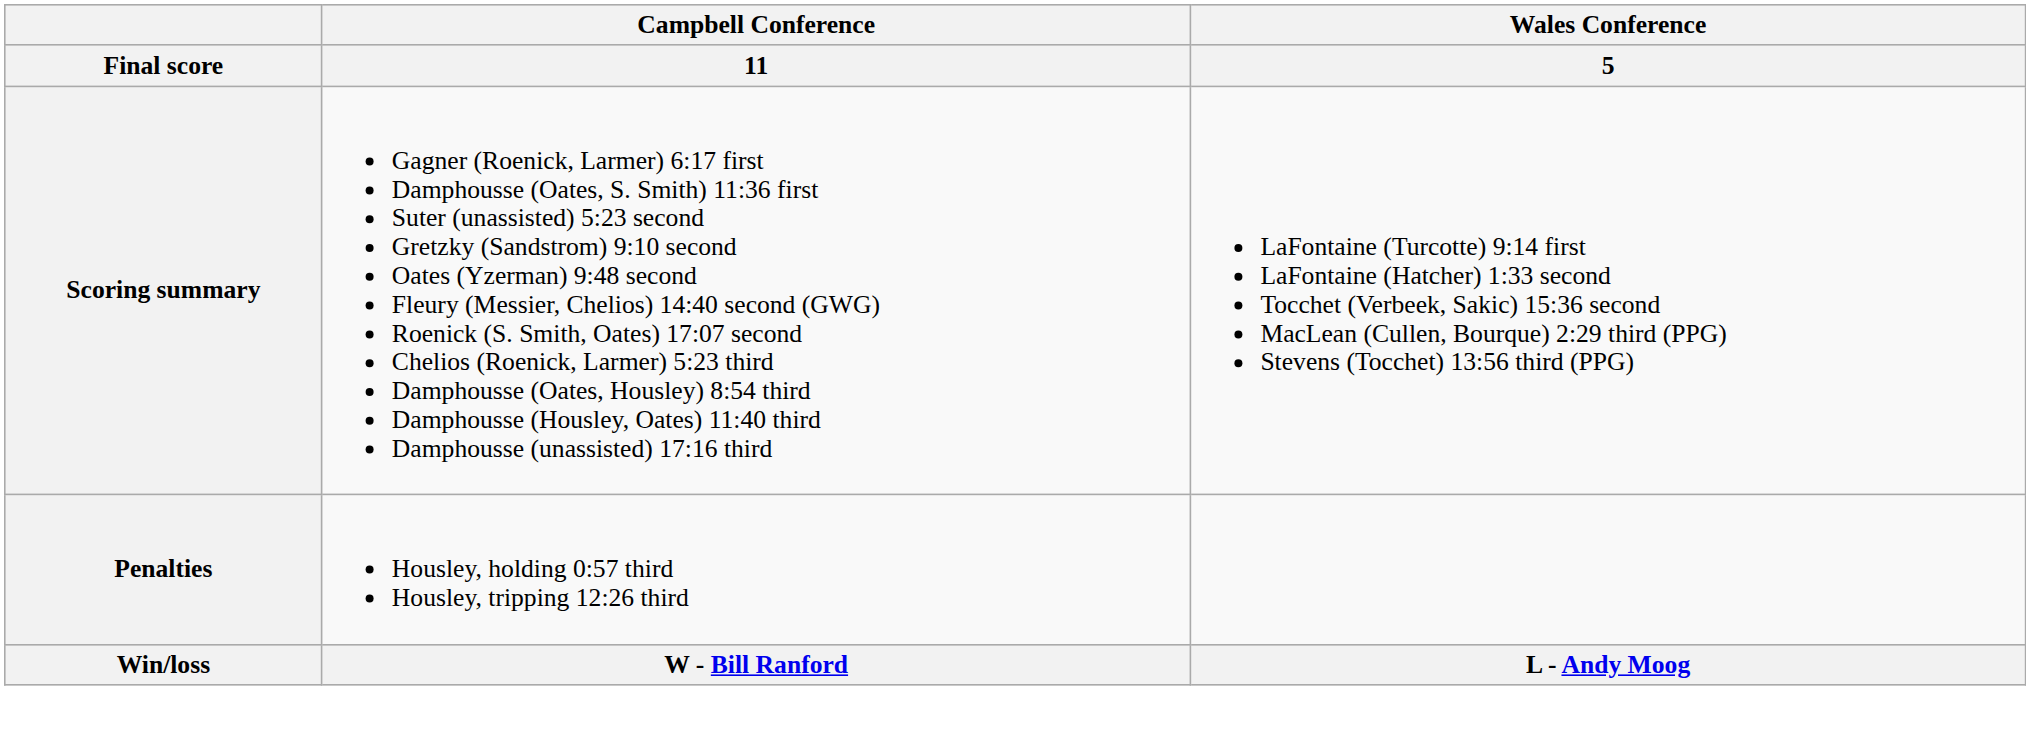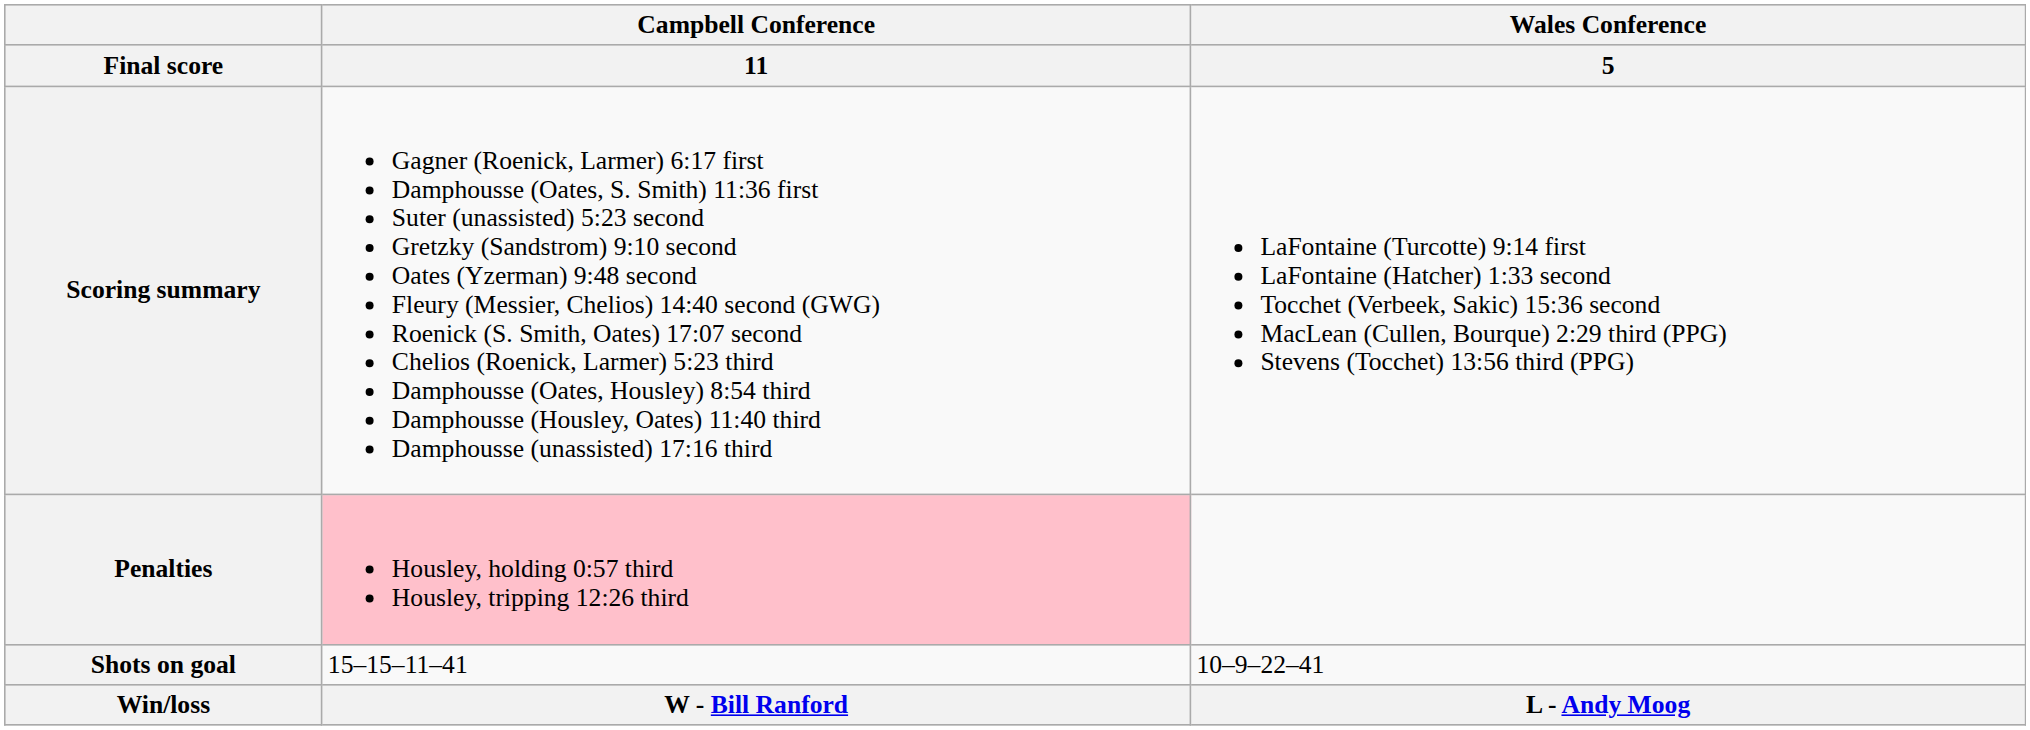(756, 584) no background -> (756, 584) pink background
+ row: (163, 664)
